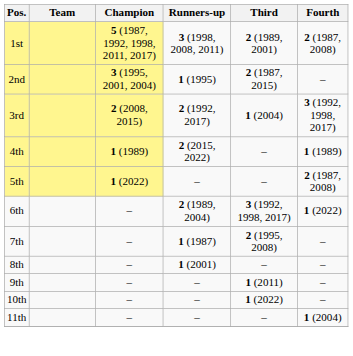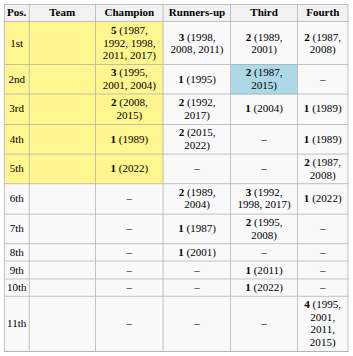(264, 79) no background -> (264, 79) lightblue background
(323, 115) 3 (1992, 1998, 2017) -> (323, 109) 1 (1989)
(323, 317) 1 (2004) -> (323, 323) 4 (1995, 2001, 2011, 2015)
